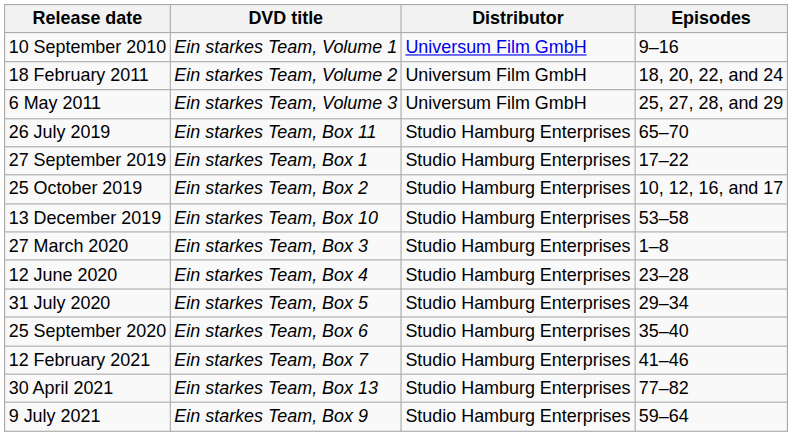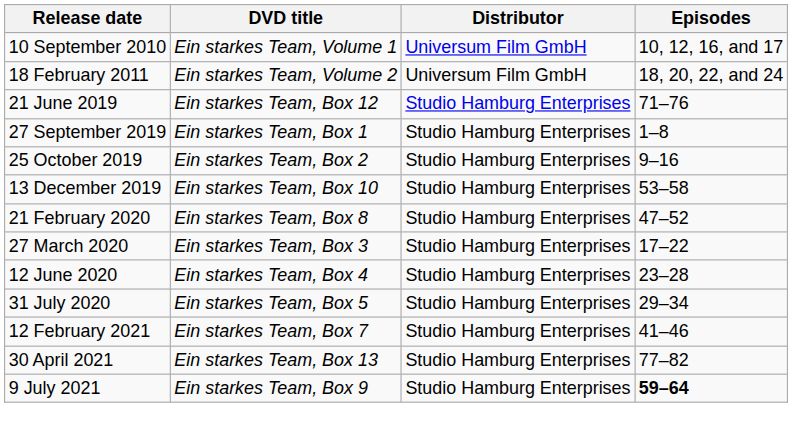(659, 47) 9–16 -> (711, 47) 10, 12, 16, and 17
- row: (55, 103)
+ row: (63, 103)
- row: (60, 132)
(664, 160) 17–22 -> (654, 132) 1–8
(711, 189) 10, 12, 16, and 17 -> (659, 160) 9–16
+ row: (79, 217)
(654, 246) 1–8 -> (664, 246) 17–22
- row: (87, 331)
(664, 416) normal -> (664, 388) bold
